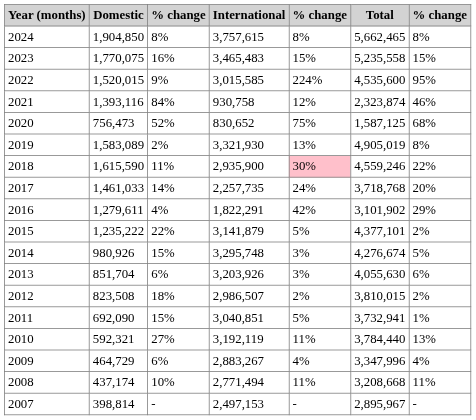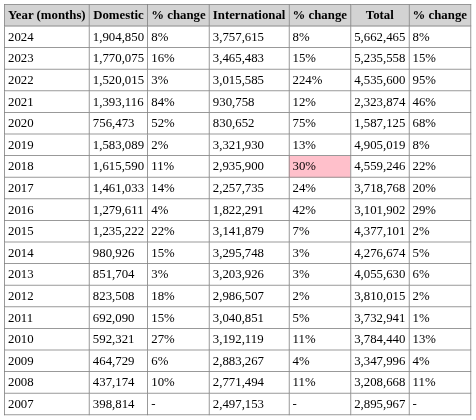(160, 80) 9% -> (160, 80) 3%
(301, 231) 5% -> (301, 231) 7%
(160, 274) 6% -> (160, 274) 3%
